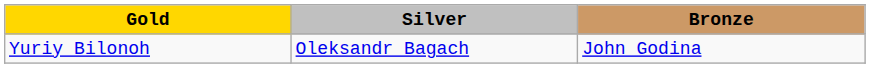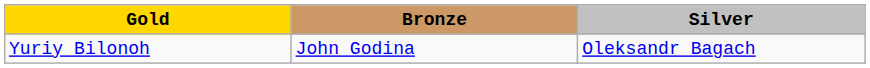columns swapped: (435, 19) <-> (721, 19)
